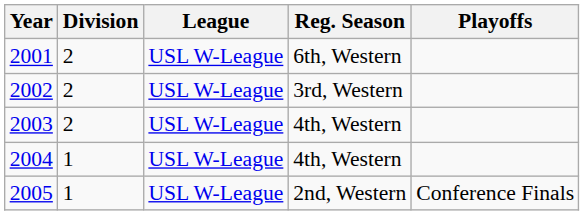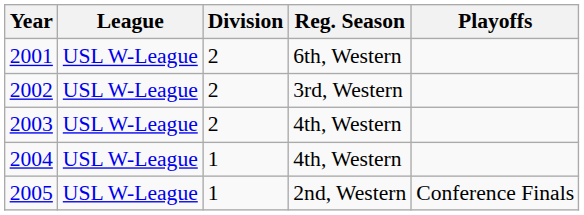columns swapped: (101, 21) <-> (216, 21)
